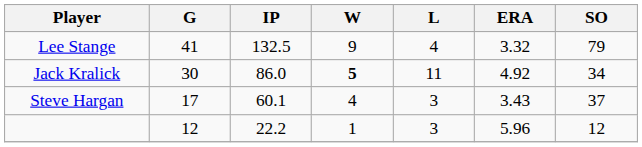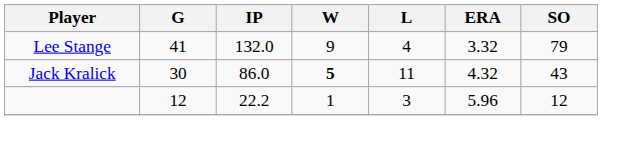(271, 45) 132.5 -> (254, 45) 132.0
(515, 73) 4.92 -> (483, 73) 4.32
(596, 73) 34 -> (559, 73) 43
- row: (77, 100)
